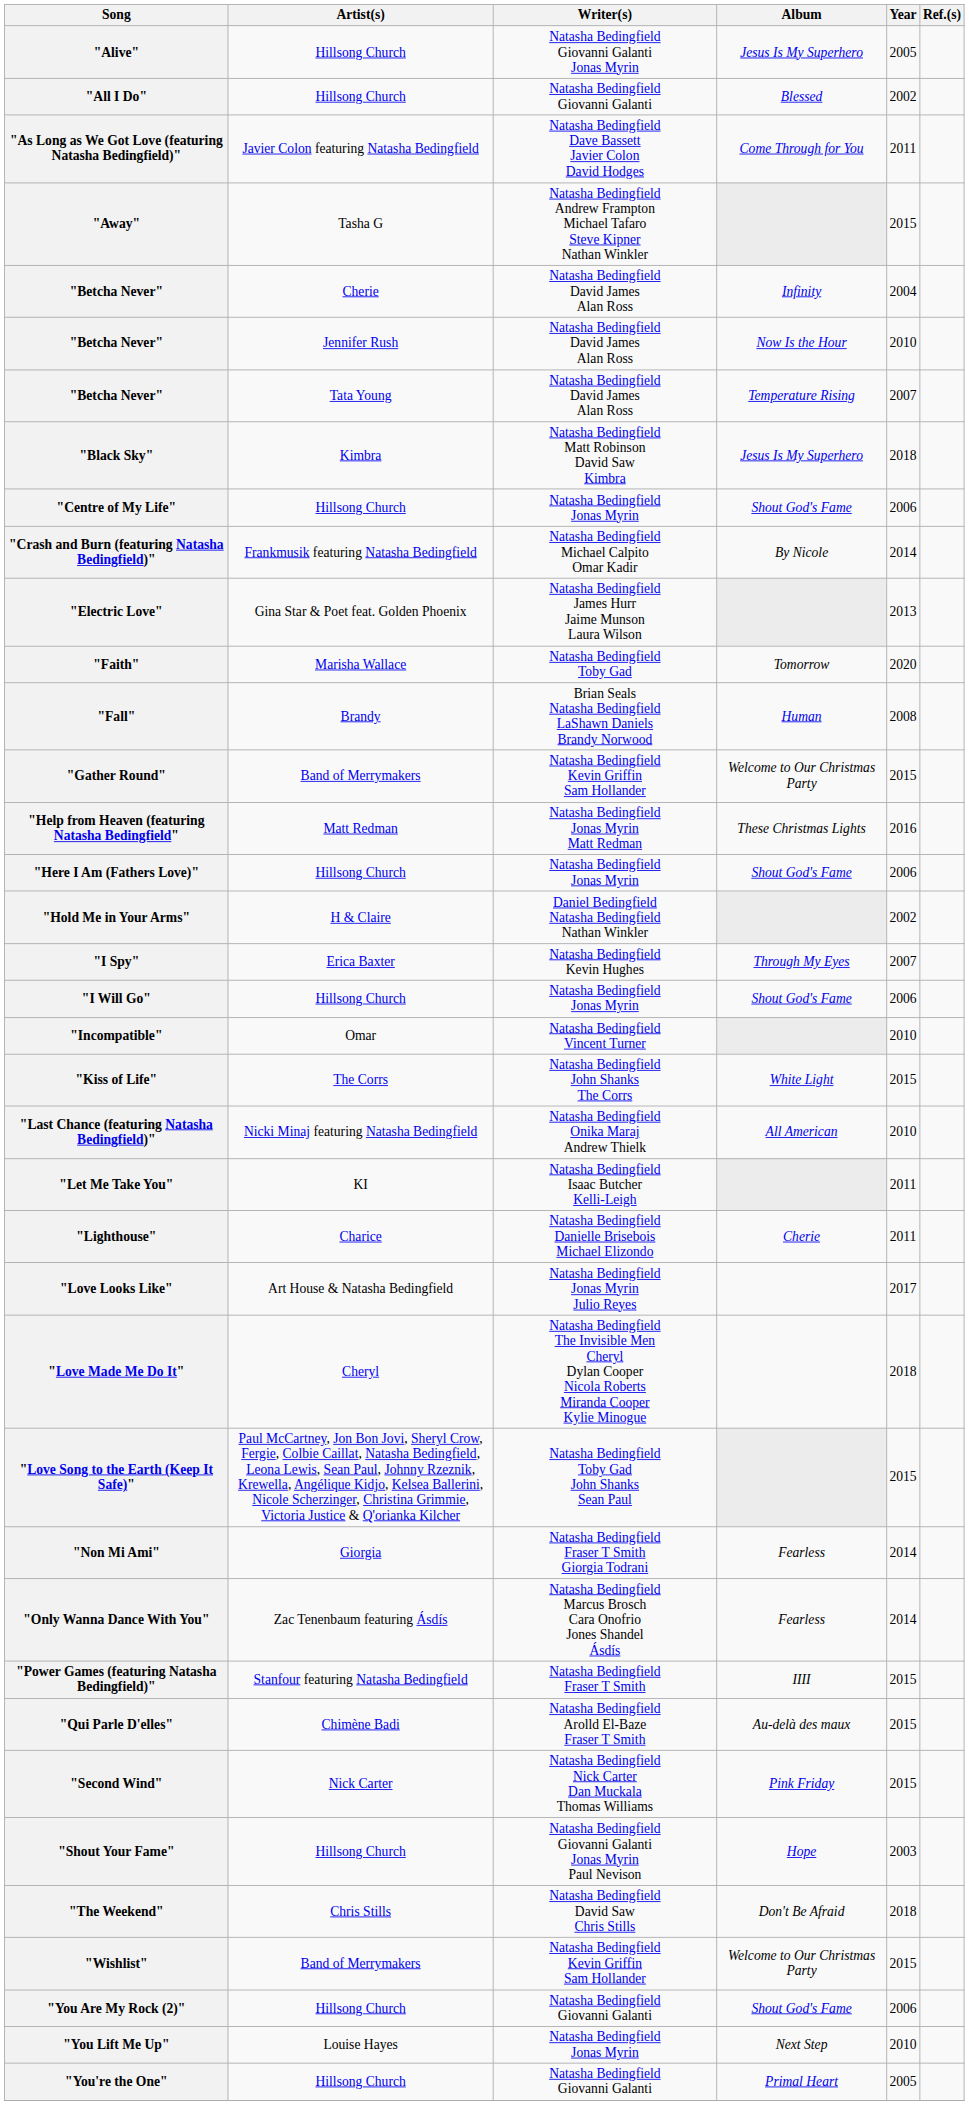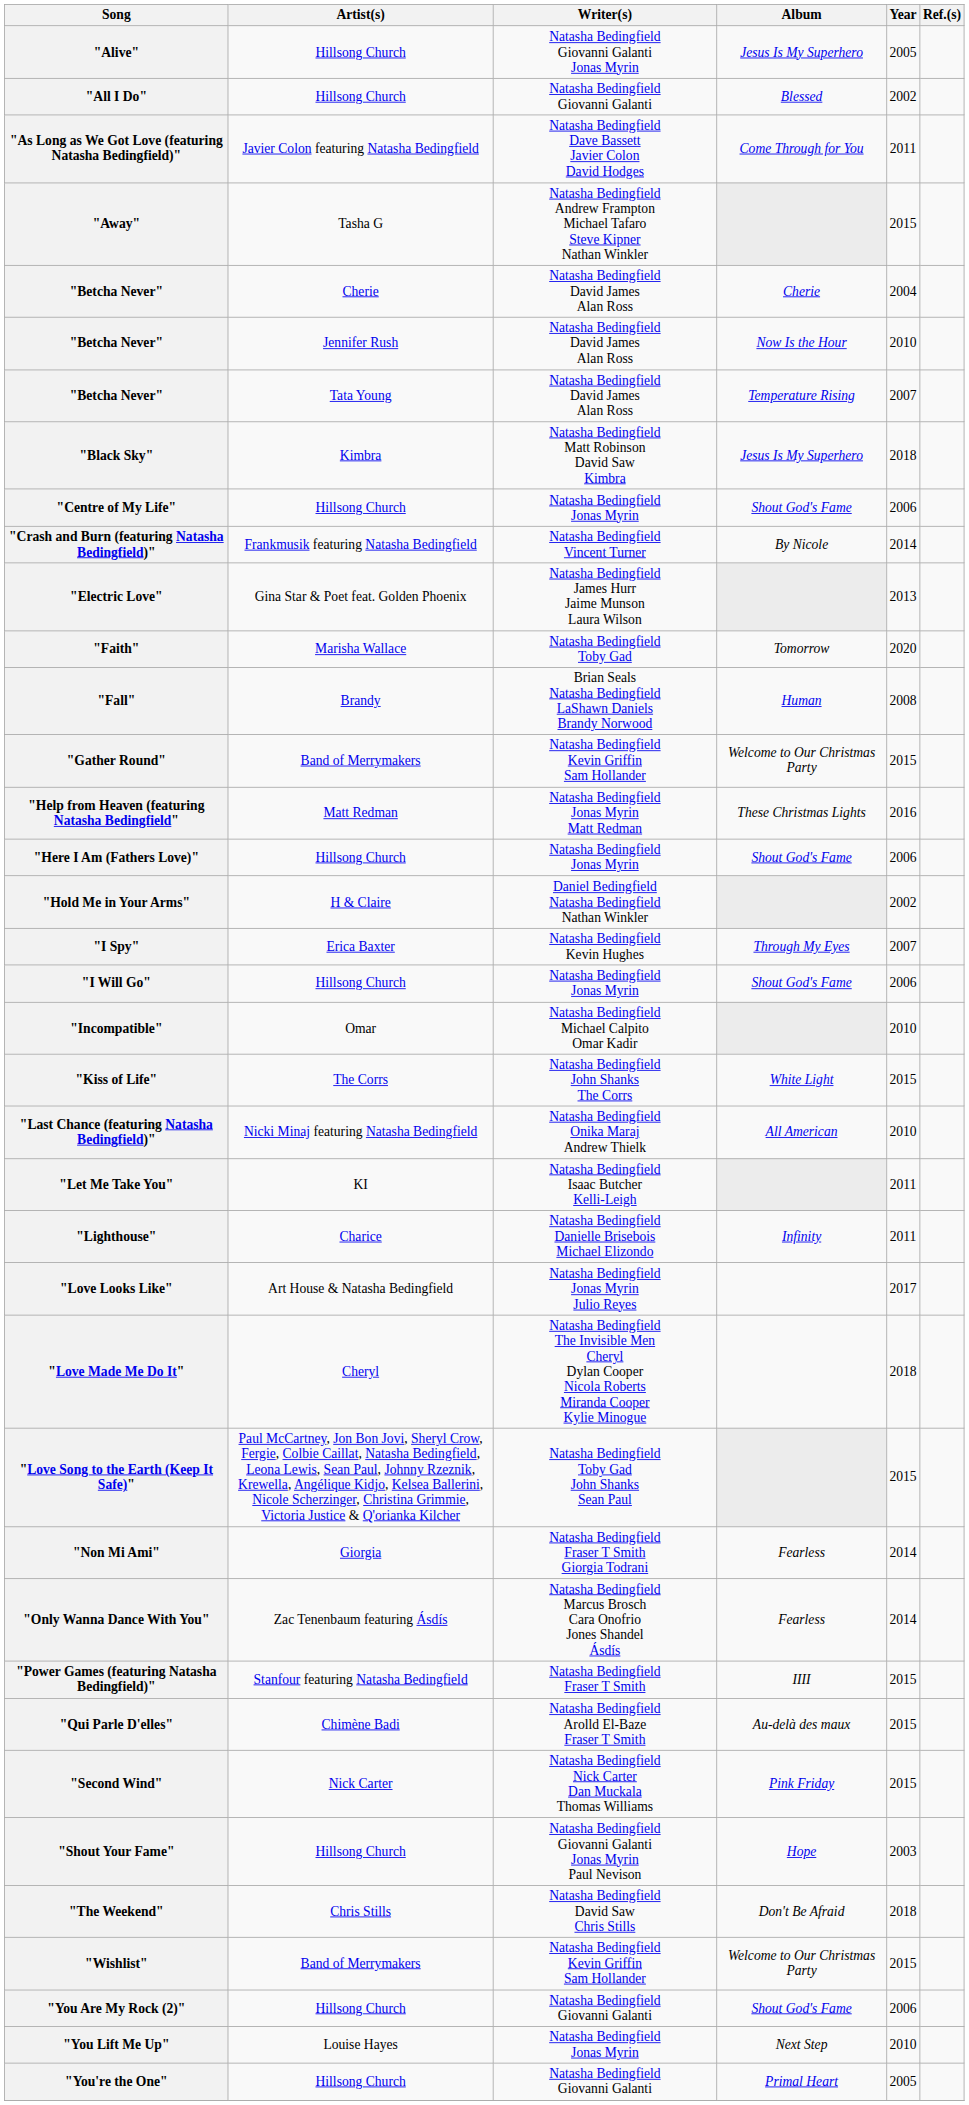(802, 291) Infinity -> (802, 291) Cherie
(605, 552) Natasha Bedingfield Michael Calpito Omar Kadir -> (605, 544) Natasha Bedingfield Vincent Turner
(605, 1035) Natasha Bedingfield Vincent Turner -> (605, 1028) Natasha Bedingfield Michael Calpito Omar Kadir
(802, 1236) Cherie -> (802, 1236) Infinity
